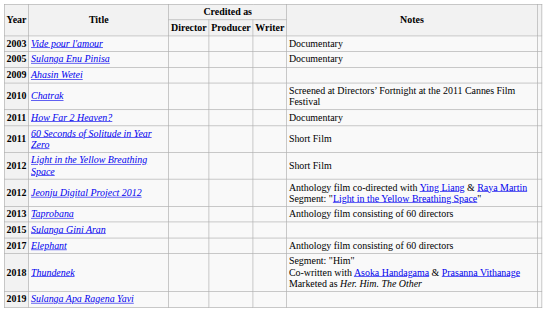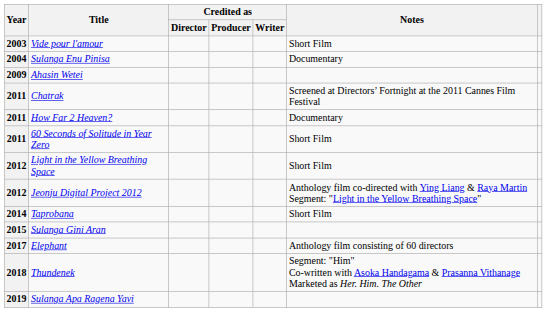(316, 43) Documentary -> (310, 43) Short Film
(17, 59) 2005 -> (17, 59) 2004
(17, 96) 2010 -> (17, 96) 2011
(17, 214) 2013 -> (17, 214) 2014
(371, 214) Anthology film consisting of 60 directors -> (310, 214) Short Film
